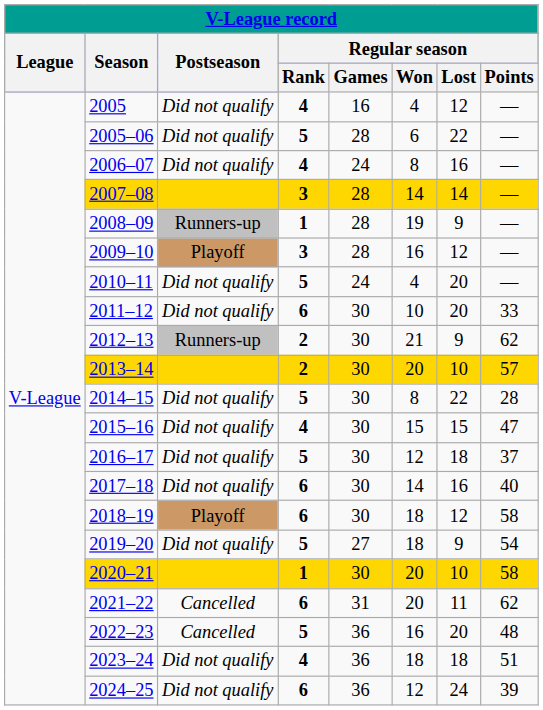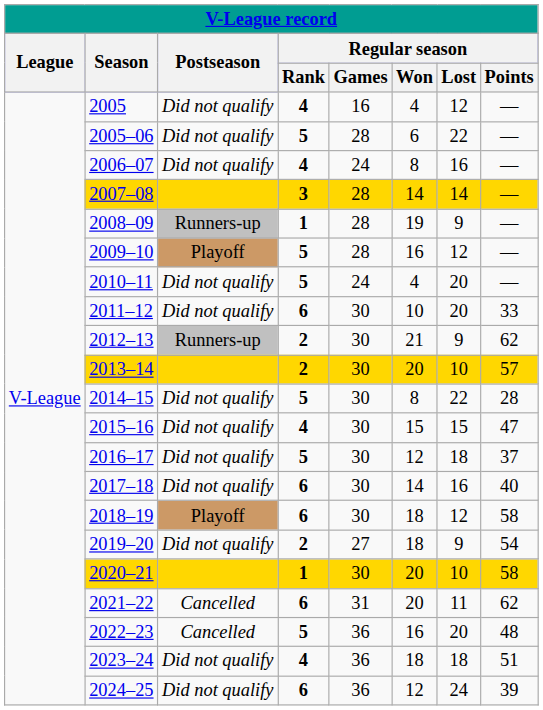(303, 252) 3 -> (303, 252) 5
(303, 544) 5 -> (303, 544) 2
